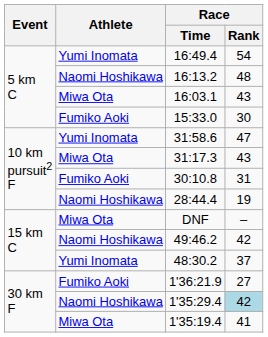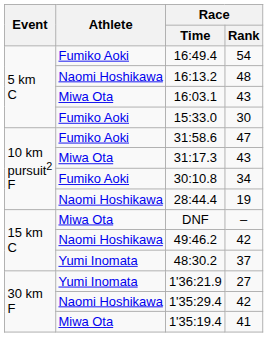(98, 56) Yumi Inomata -> (94, 56) Fumiko Aoki
(98, 138) Yumi Inomata -> (94, 138) Fumiko Aoki
(244, 179) 31 -> (244, 179) 34
(94, 281) Fumiko Aoki -> (98, 281) Yumi Inomata
(244, 302) lightblue background -> (244, 302) no background
